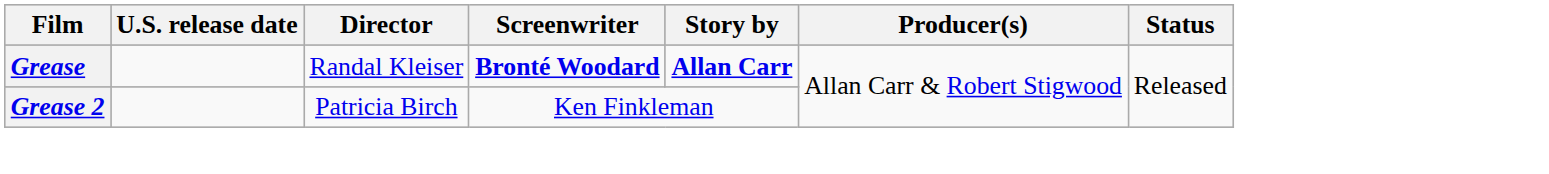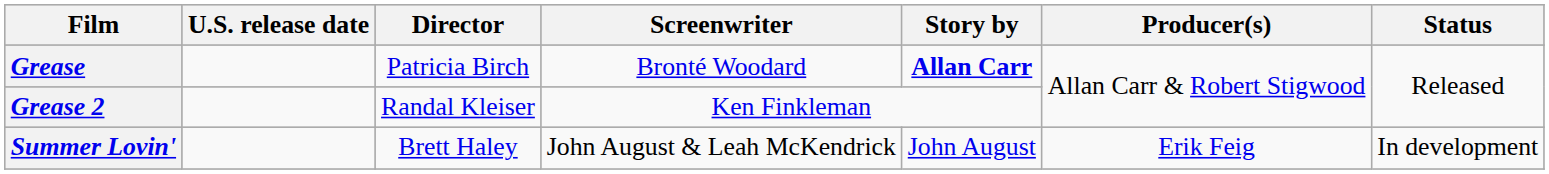(386, 65) Randal Kleiser -> (458, 65) Patricia Birch
(567, 65) bold -> (721, 65) normal
(386, 106) Patricia Birch -> (458, 106) Randal Kleiser
+ row: (93, 147)
